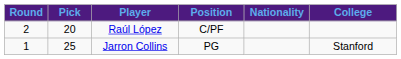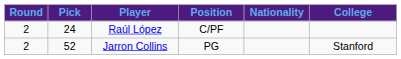(70, 29) 20 -> (70, 29) 24
(26, 46) 1 -> (26, 46) 2
(70, 46) 25 -> (70, 46) 52
